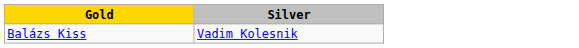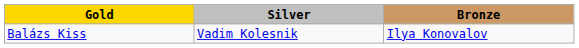+ column: (479, 14)
